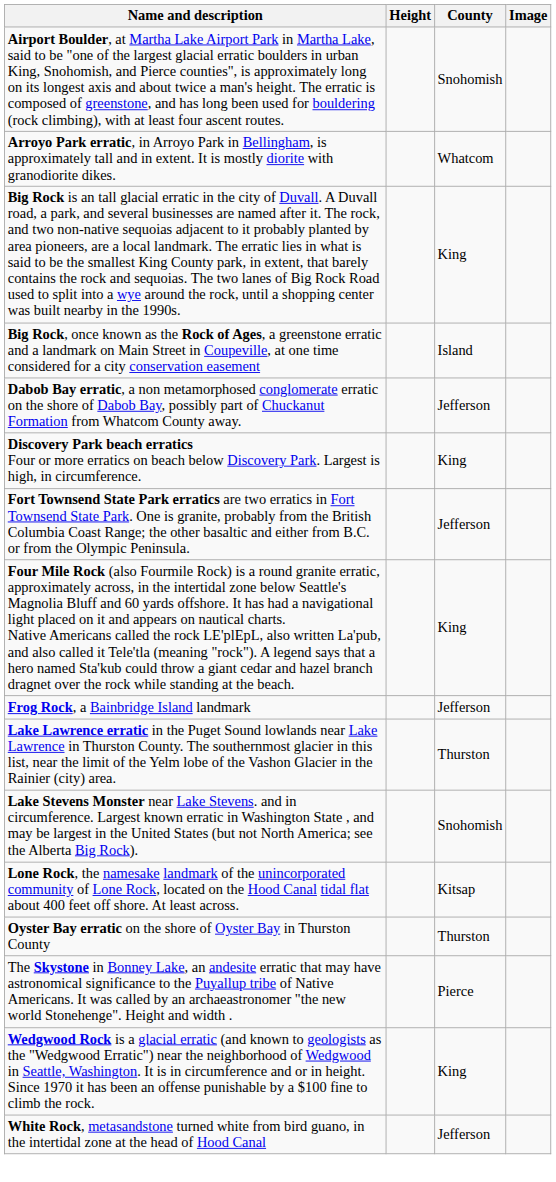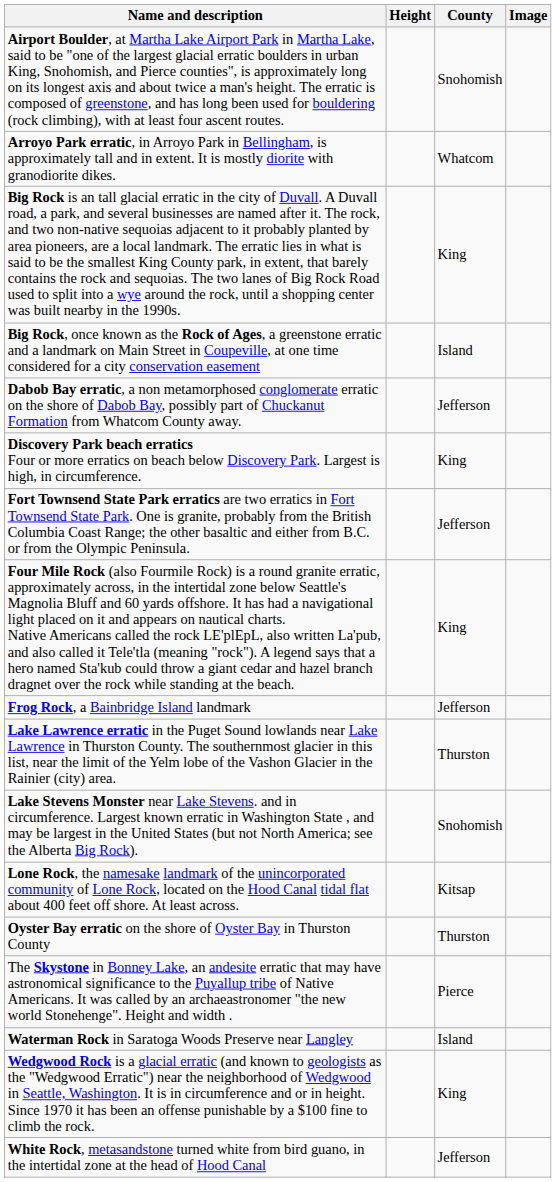+ row: (180, 1038)
